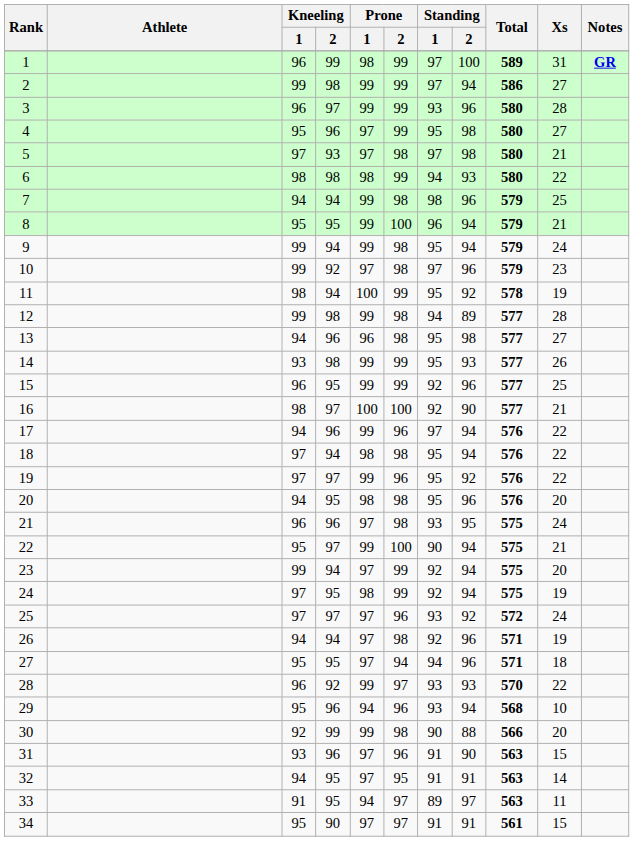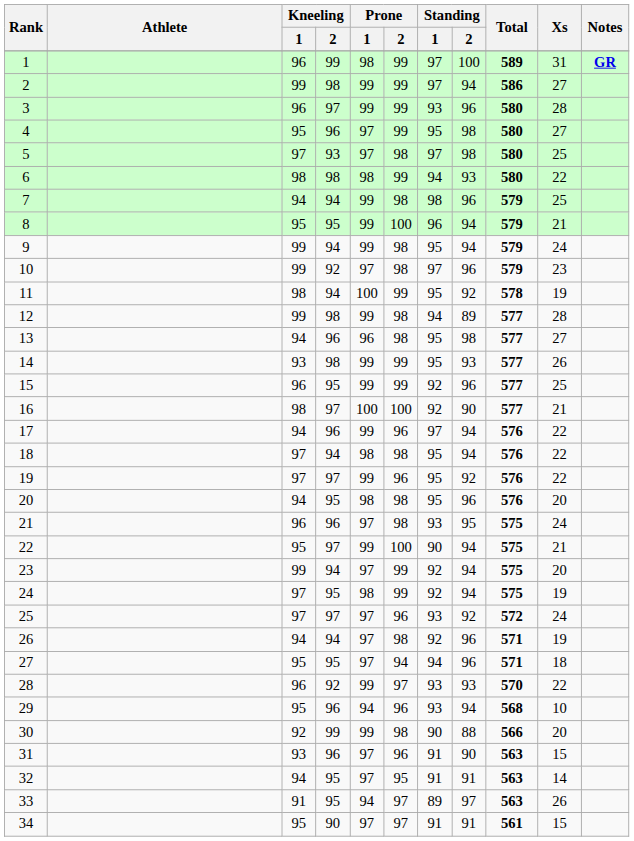(560, 154) 21 -> (560, 154) 25
(560, 801) 11 -> (560, 801) 26
